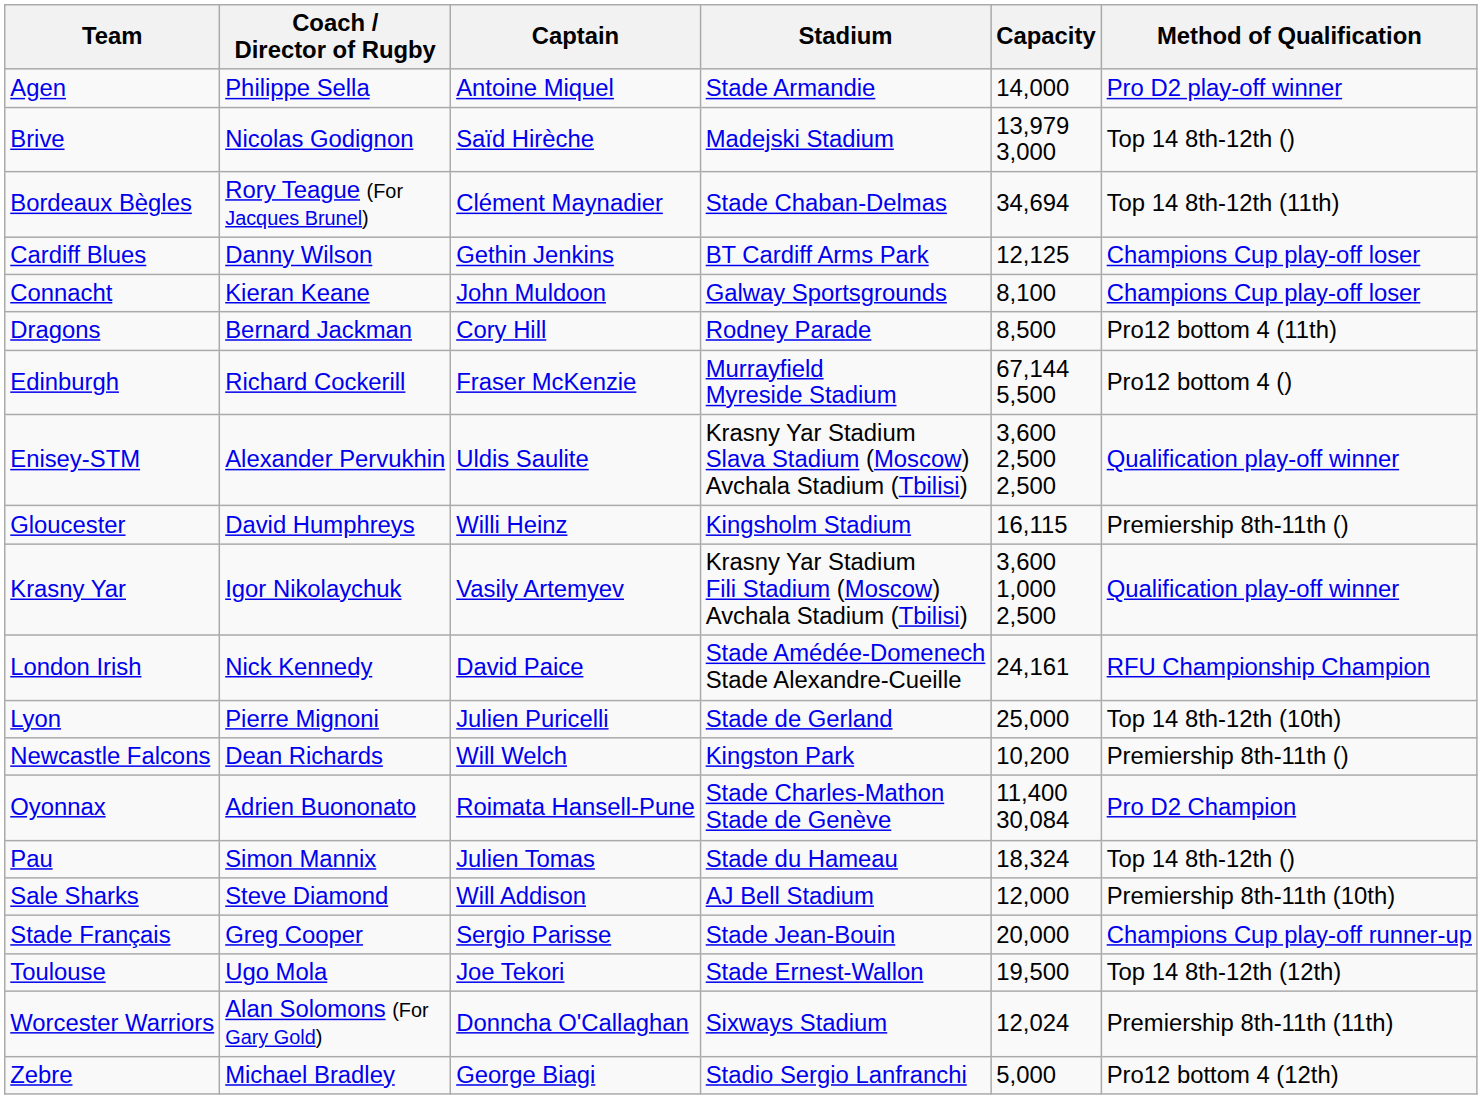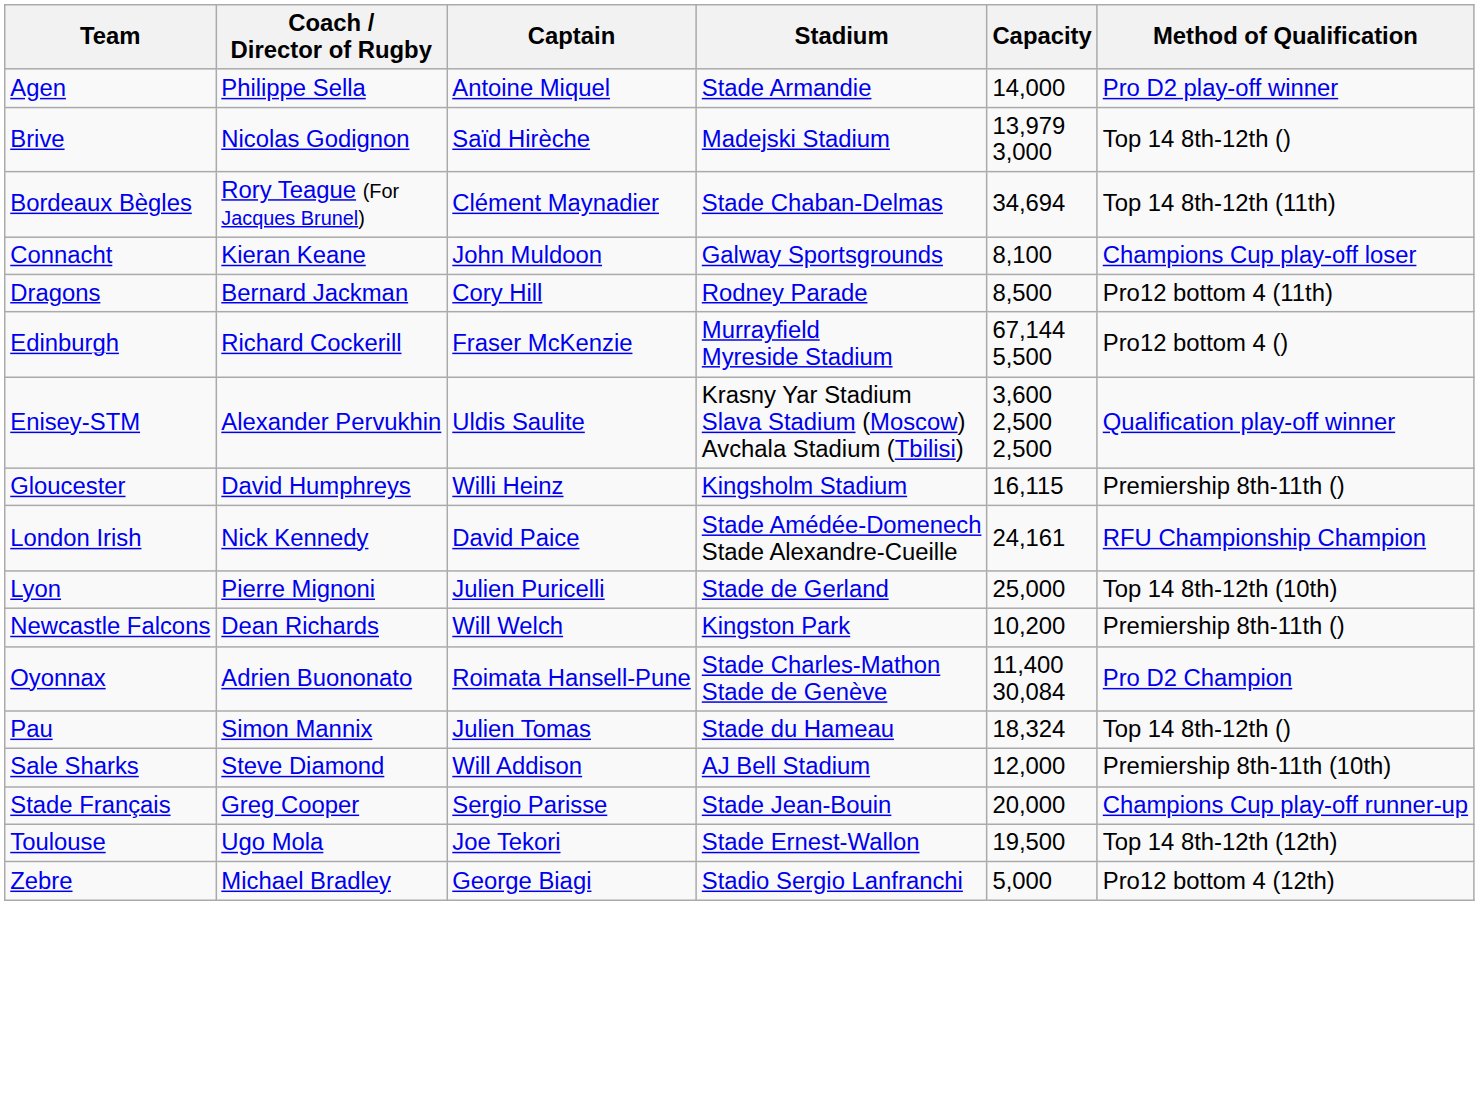- row: (78, 255)
- row: (68, 589)
- row: (112, 1023)
